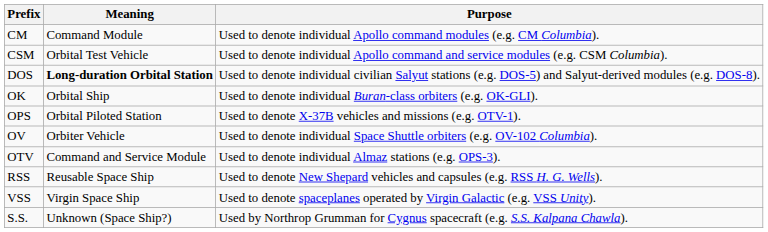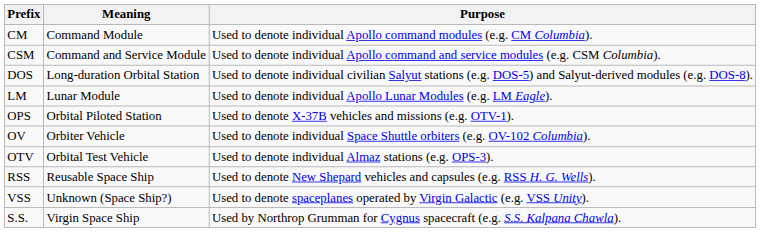(97, 55) Orbital Test Vehicle -> (126, 55) Command and Service Module
(130, 75) bold -> (123, 75) normal
+ row: (17, 95)
- row: (17, 95)
(126, 156) Command and Service Module -> (97, 156) Orbital Test Vehicle
(93, 197) Virgin Space Ship -> (109, 197) Unknown (Space Ship?)
(109, 217) Unknown (Space Ship?) -> (93, 217) Virgin Space Ship
